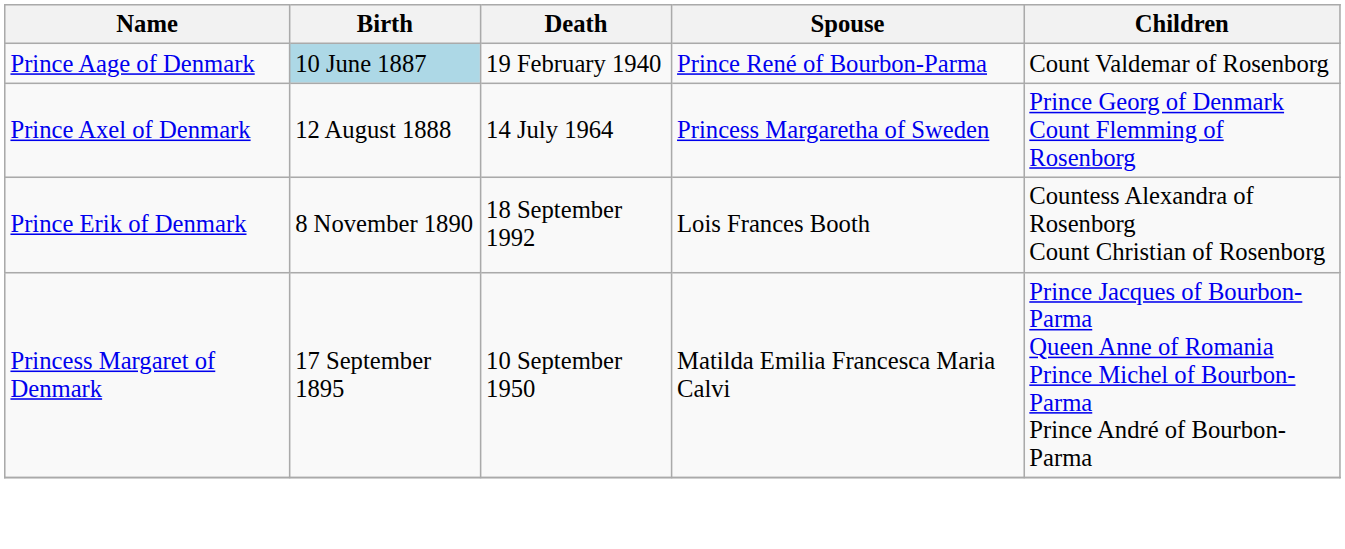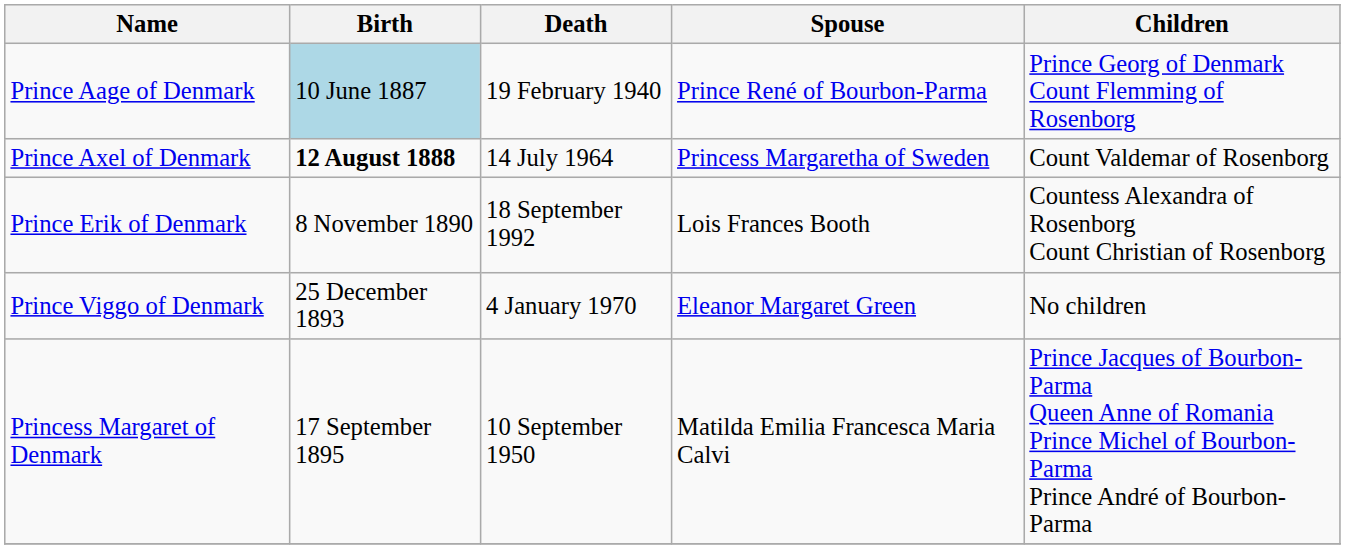(1179, 63) Count Valdemar of Rosenborg -> (1157, 90) Prince Georg of Denmark Count Flemming of Rosenborg
(373, 129) normal -> (375, 157) bold
(1157, 129) Prince Georg of Denmark Count Flemming of Rosenborg -> (1179, 157) Count Valdemar of Rosenborg
+ row: (137, 305)
